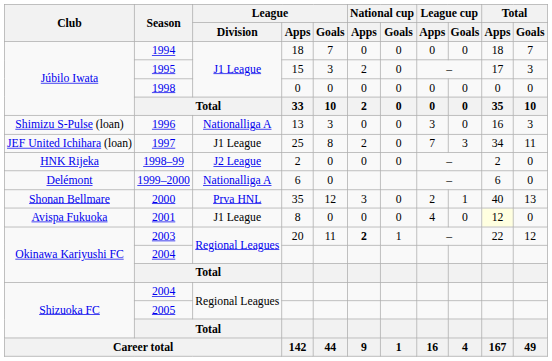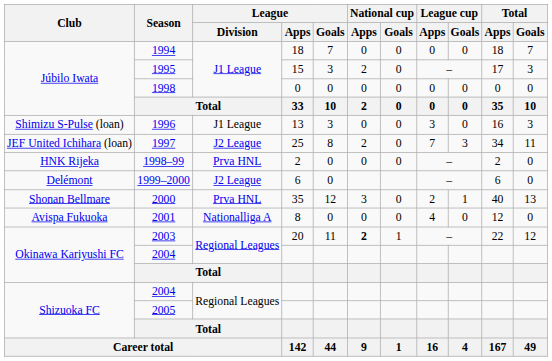(237, 124) Nationalliga A -> (237, 124) J1 League
(237, 143) J1 League -> (237, 143) J2 League
(237, 161) J2 League -> (237, 161) Prva HNL
(237, 180) Nationalliga A -> (237, 180) J2 League
(237, 217) J1 League -> (237, 217) Nationalliga A
(498, 217) lightyellow background -> (498, 217) no background
